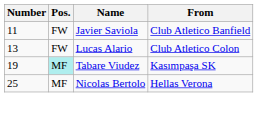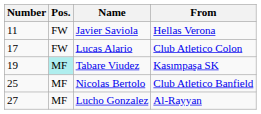(200, 30) Club Atletico Banfield -> (184, 30) Hellas Verona
(12, 48) 13 -> (12, 48) 17
(181, 83) Hellas Verona -> (203, 83) Club Atletico Banfield
+ row: (112, 100)
